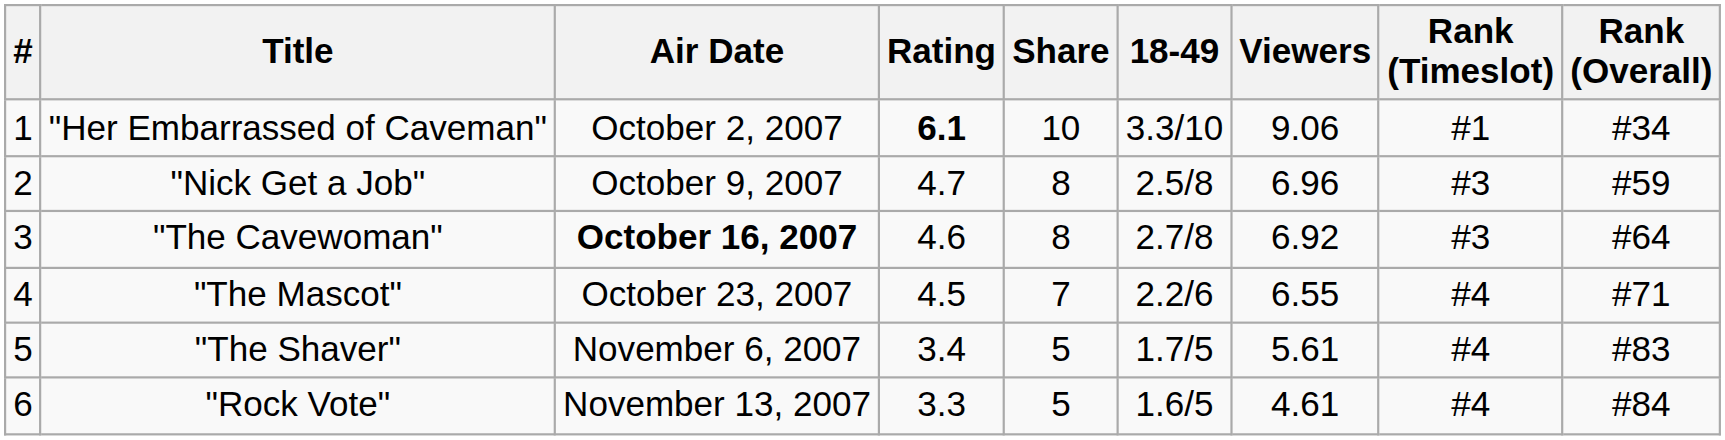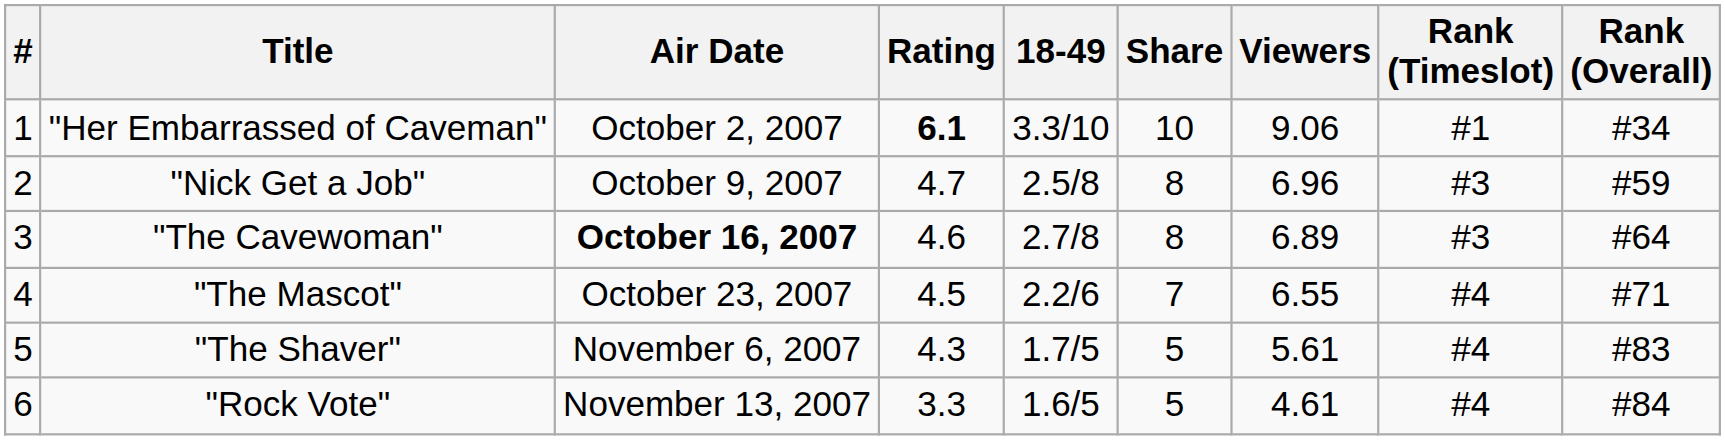columns swapped: (1061, 51) <-> (1174, 51)
(1305, 238) 6.92 -> (1305, 238) 6.89
(942, 349) 3.4 -> (942, 349) 4.3
